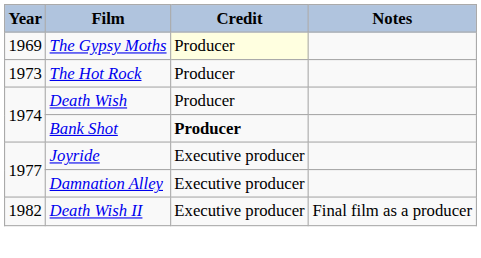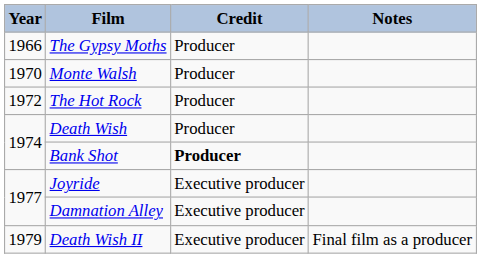(25, 46) 1969 -> (25, 46) 1966
(204, 46) lightyellow background -> (204, 46) no background
+ row: (93, 73)
(25, 73) 1973 -> (25, 101) 1972
(25, 211) 1982 -> (25, 239) 1979
